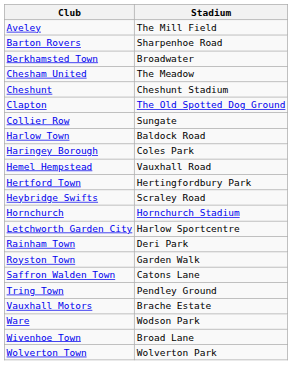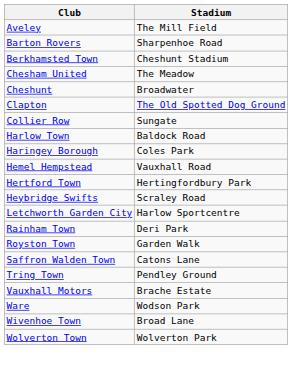(165, 58) Broadwater -> (183, 58) Cheshunt Stadium
(183, 89) Cheshunt Stadium -> (165, 89) Broadwater
- row: (35, 213)
